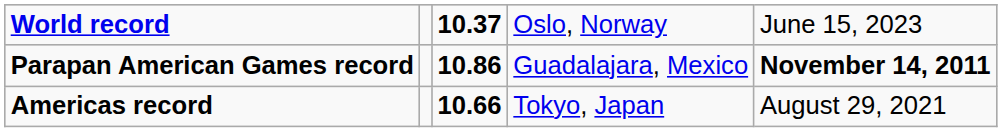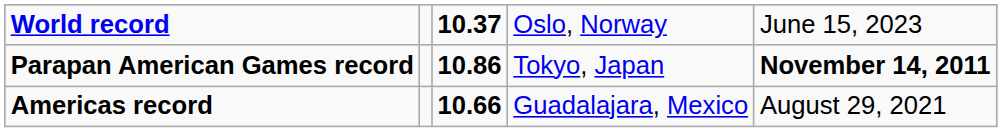(631, 65) Guadalajara, Mexico -> (589, 65) Tokyo, Japan
(589, 106) Tokyo, Japan -> (631, 106) Guadalajara, Mexico
